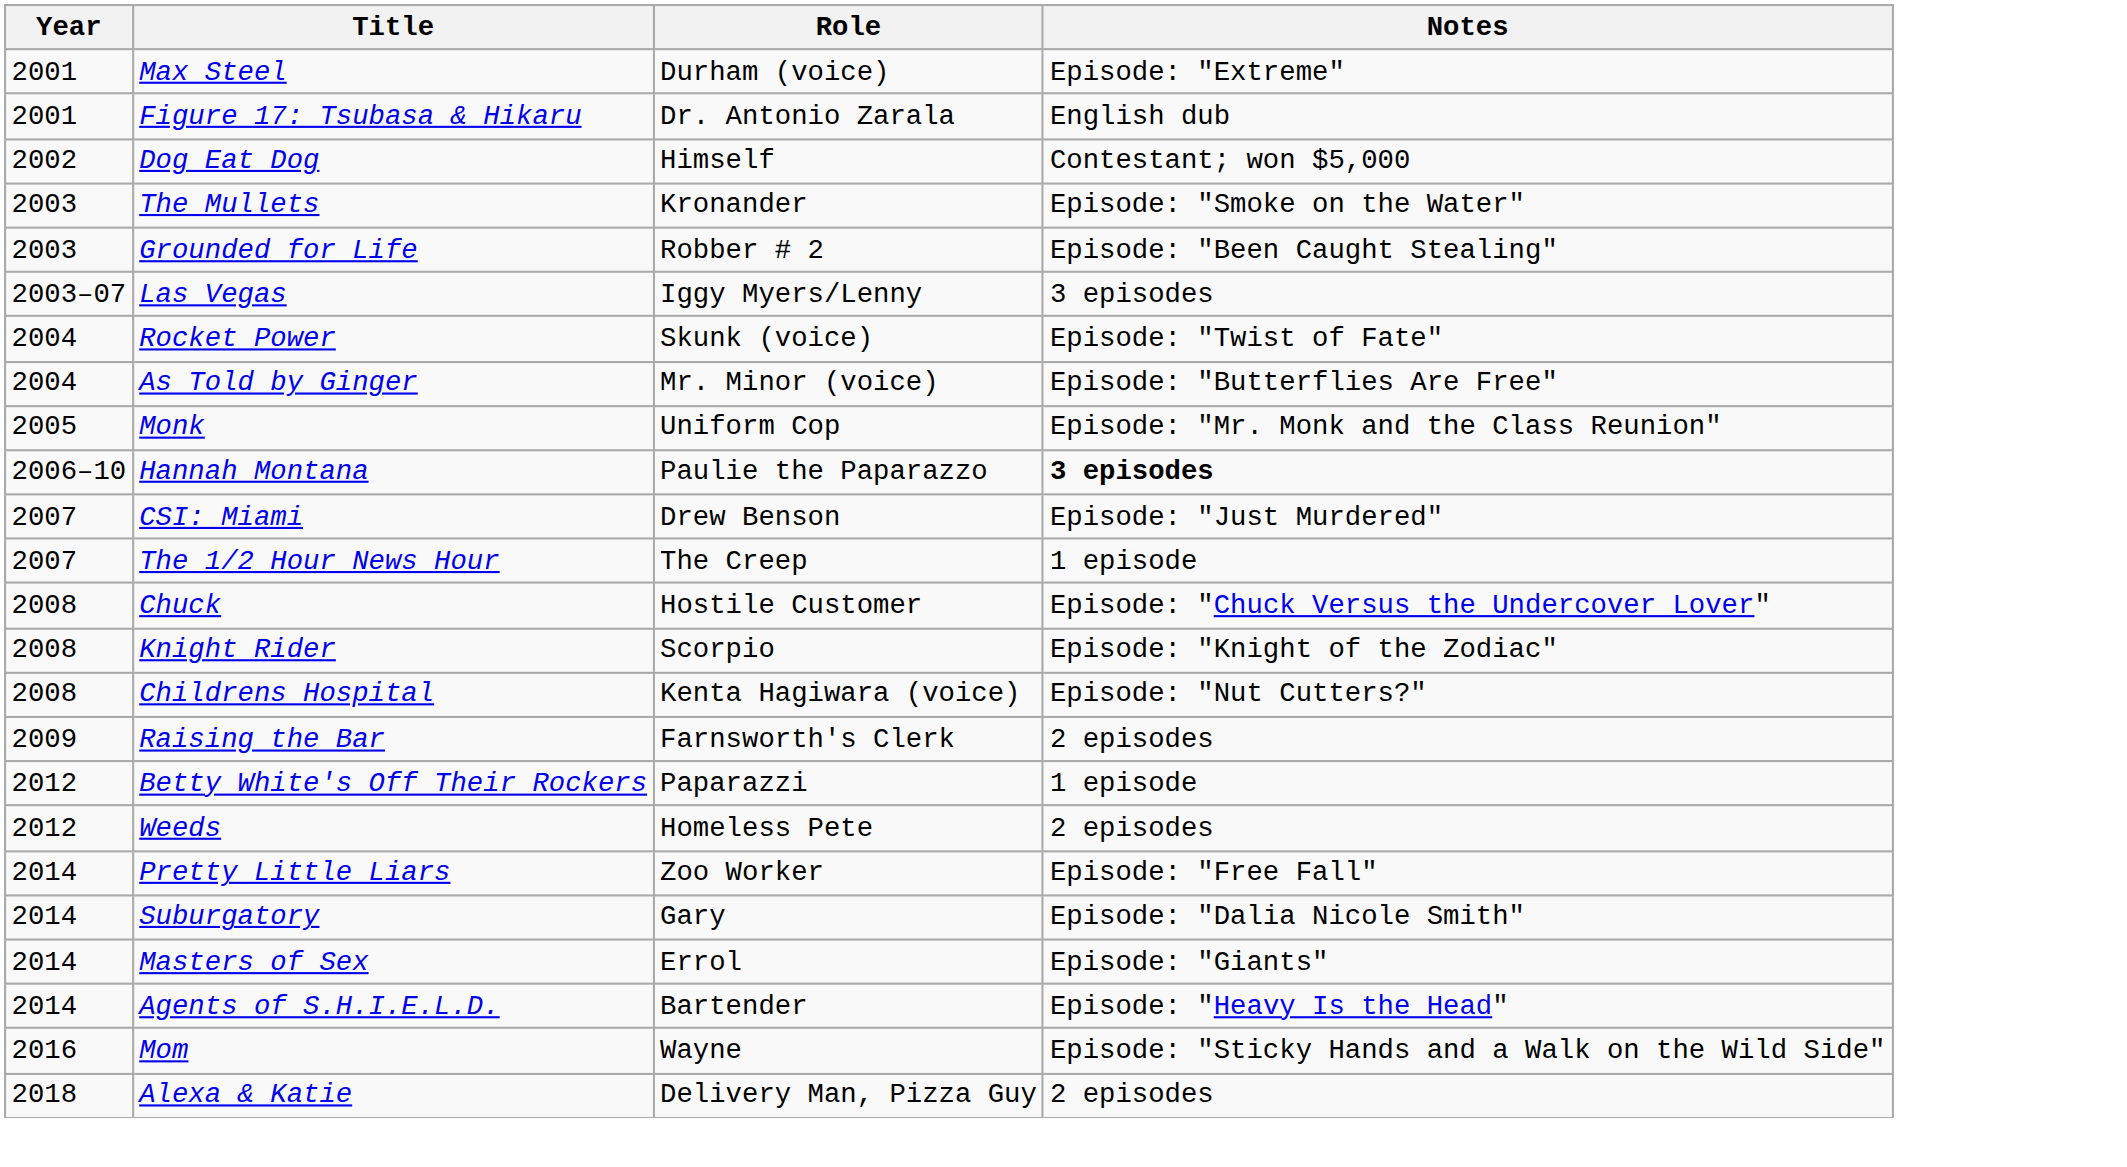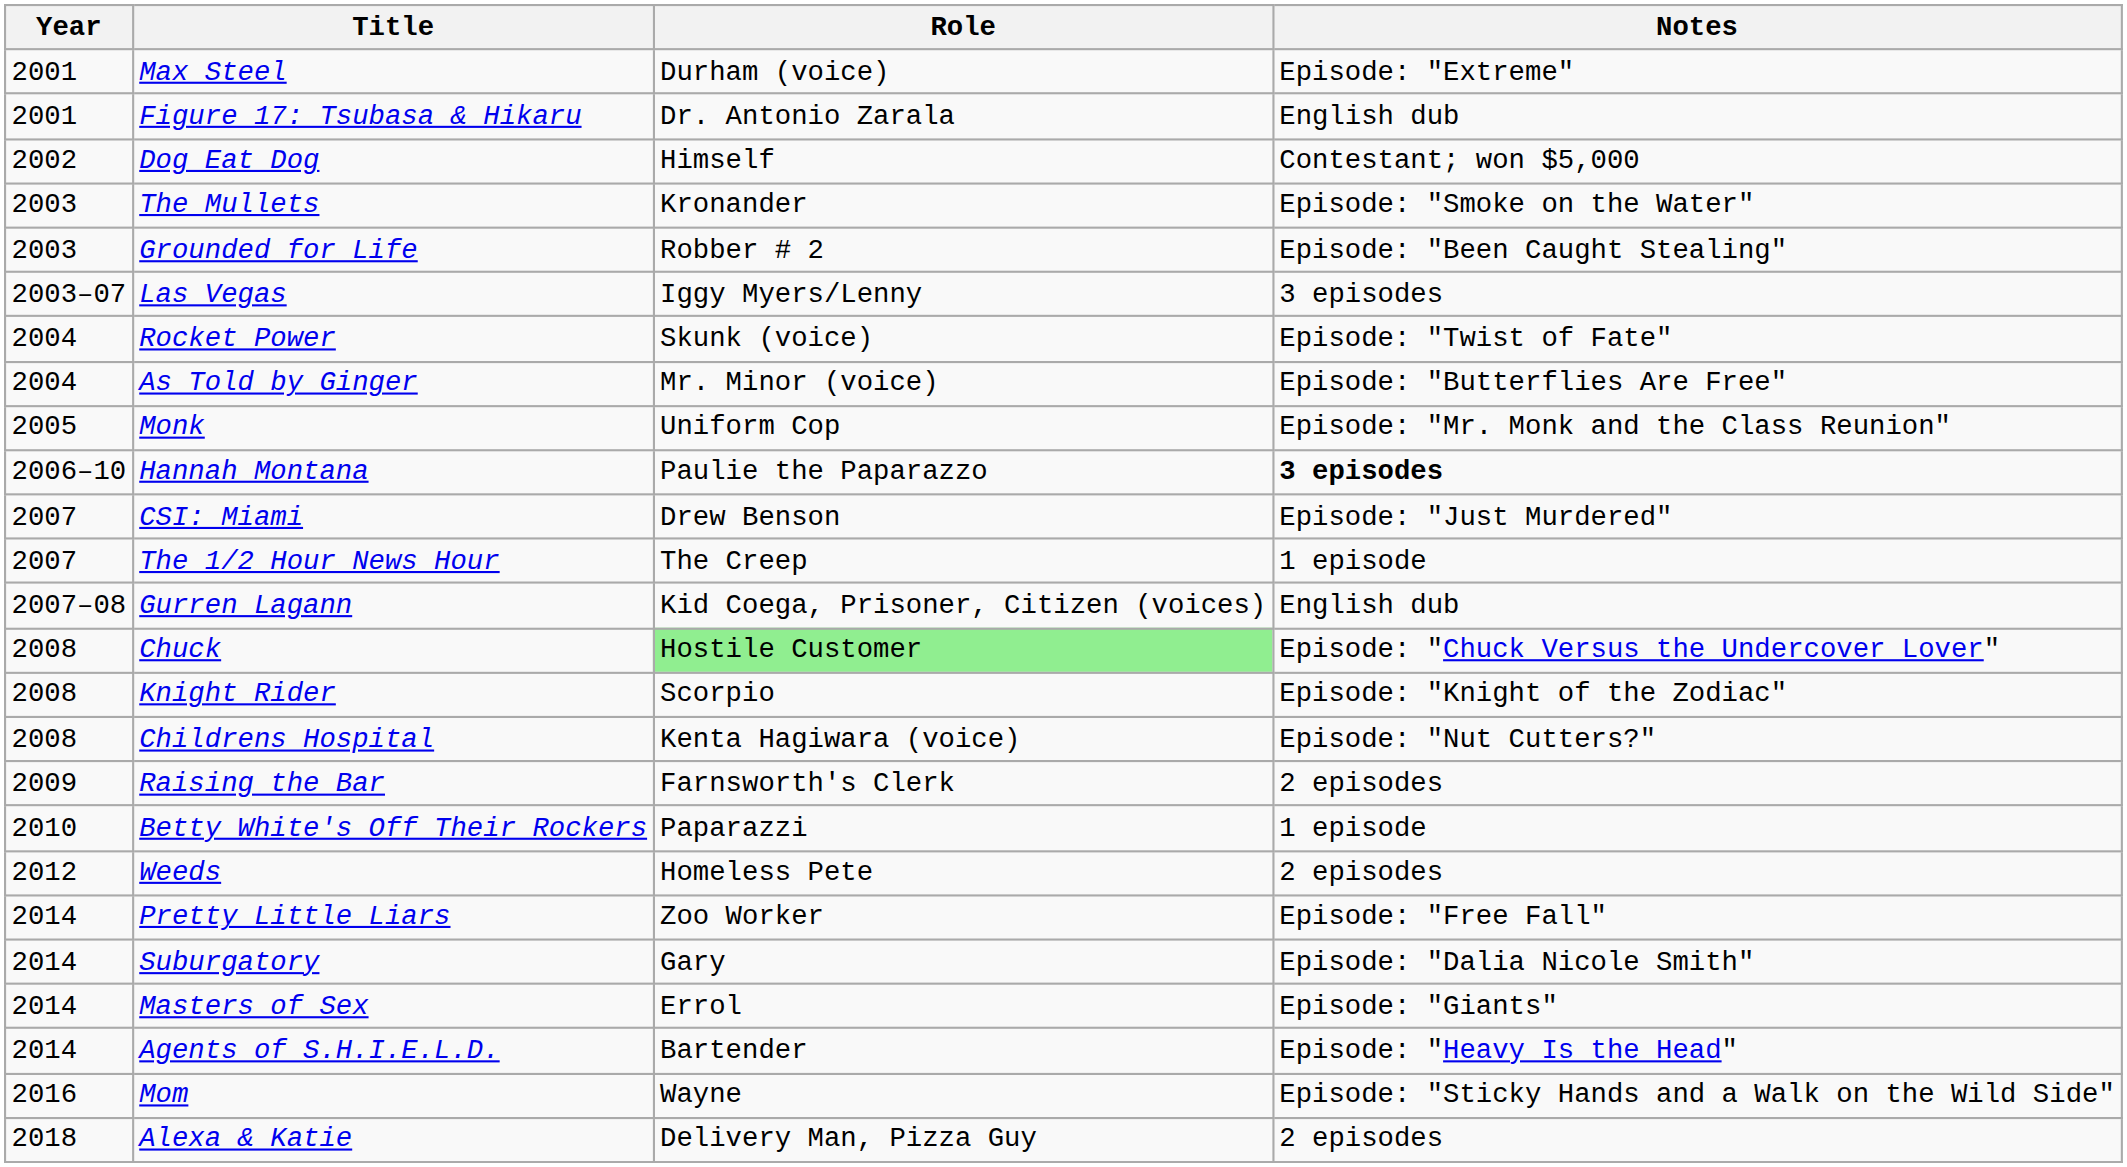+ row: (246, 606)
(791, 606) no background -> (791, 650) lightgreen background
(44, 784) 2012 -> (44, 828) 2010
